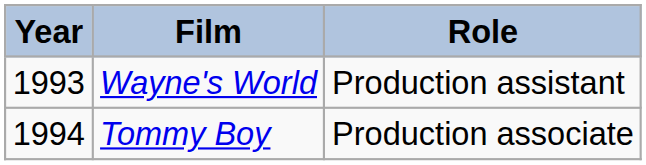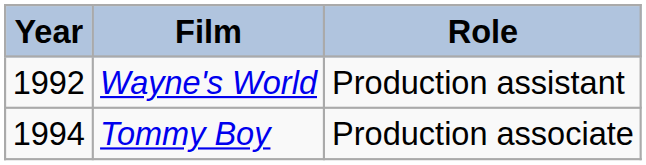(49, 82) 1993 -> (49, 82) 1992
